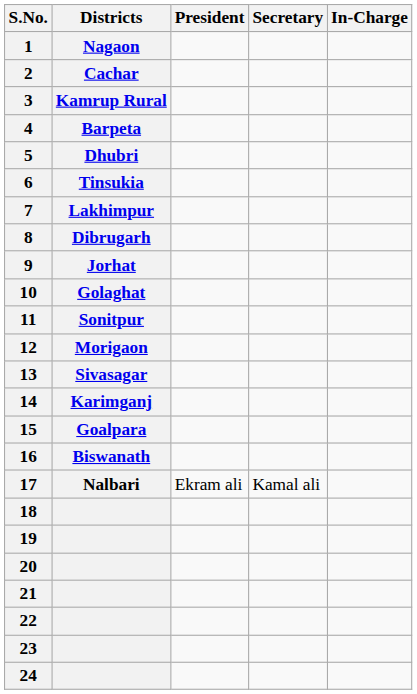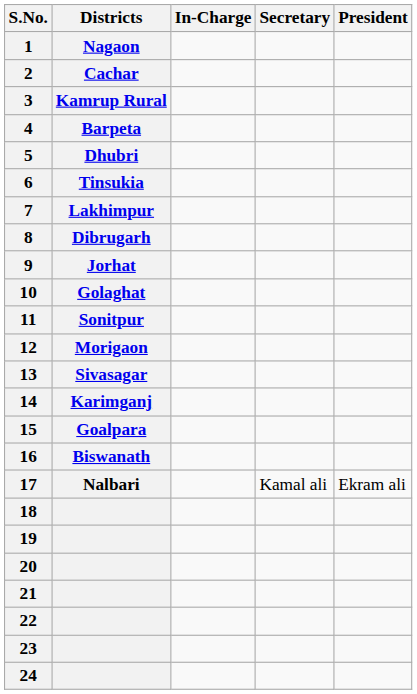columns swapped: (210, 18) <-> (369, 18)
